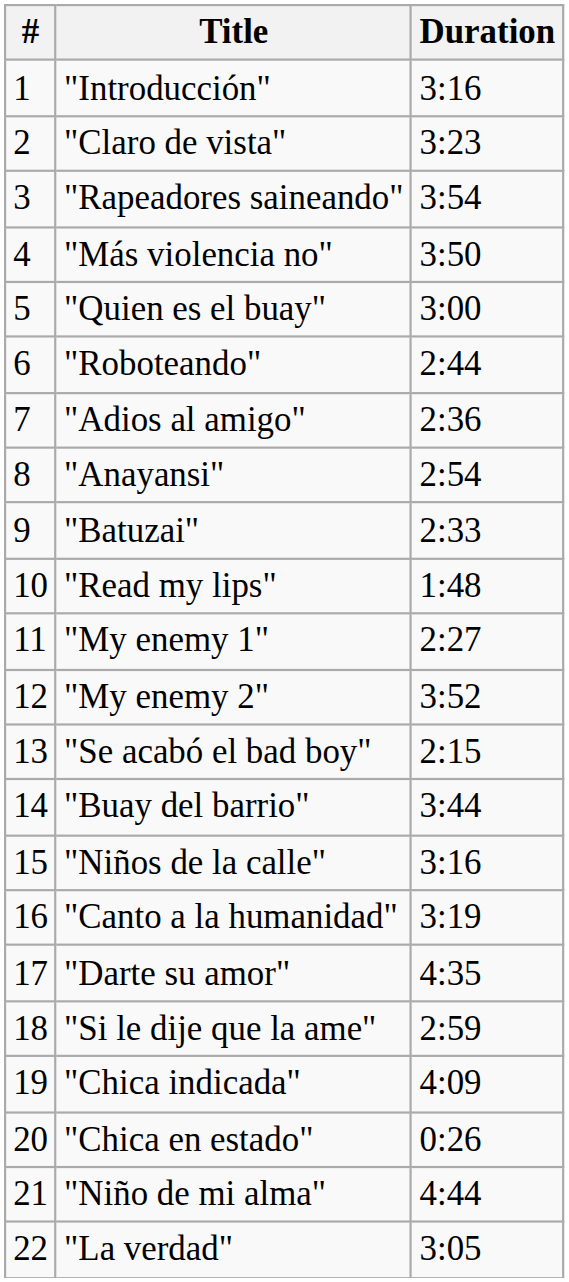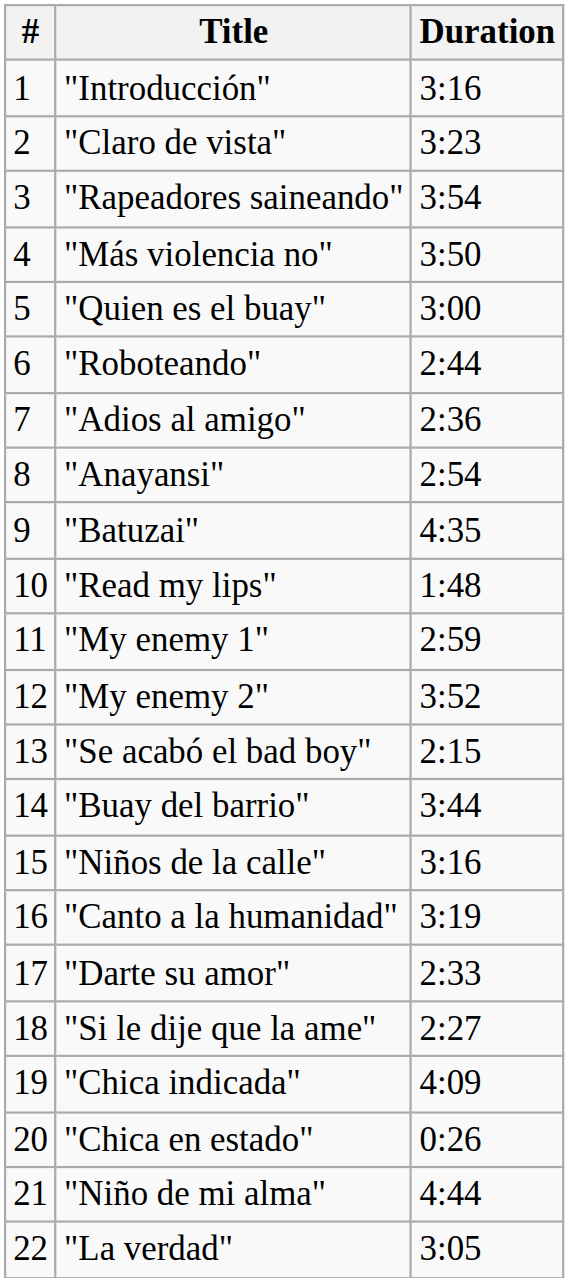(451, 530) 2:33 -> (451, 530) 4:35
(451, 640) 2:27 -> (451, 640) 2:59
(451, 972) 4:35 -> (451, 972) 2:33
(451, 1027) 2:59 -> (451, 1027) 2:27
